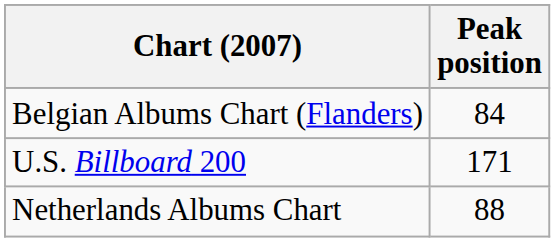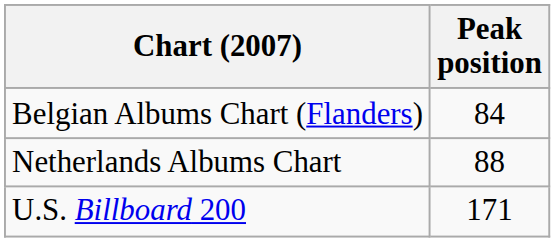rows swapped: (177, 210) <-> (129, 161)
